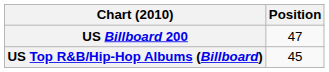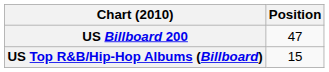(295, 57) 45 -> (295, 57) 15
